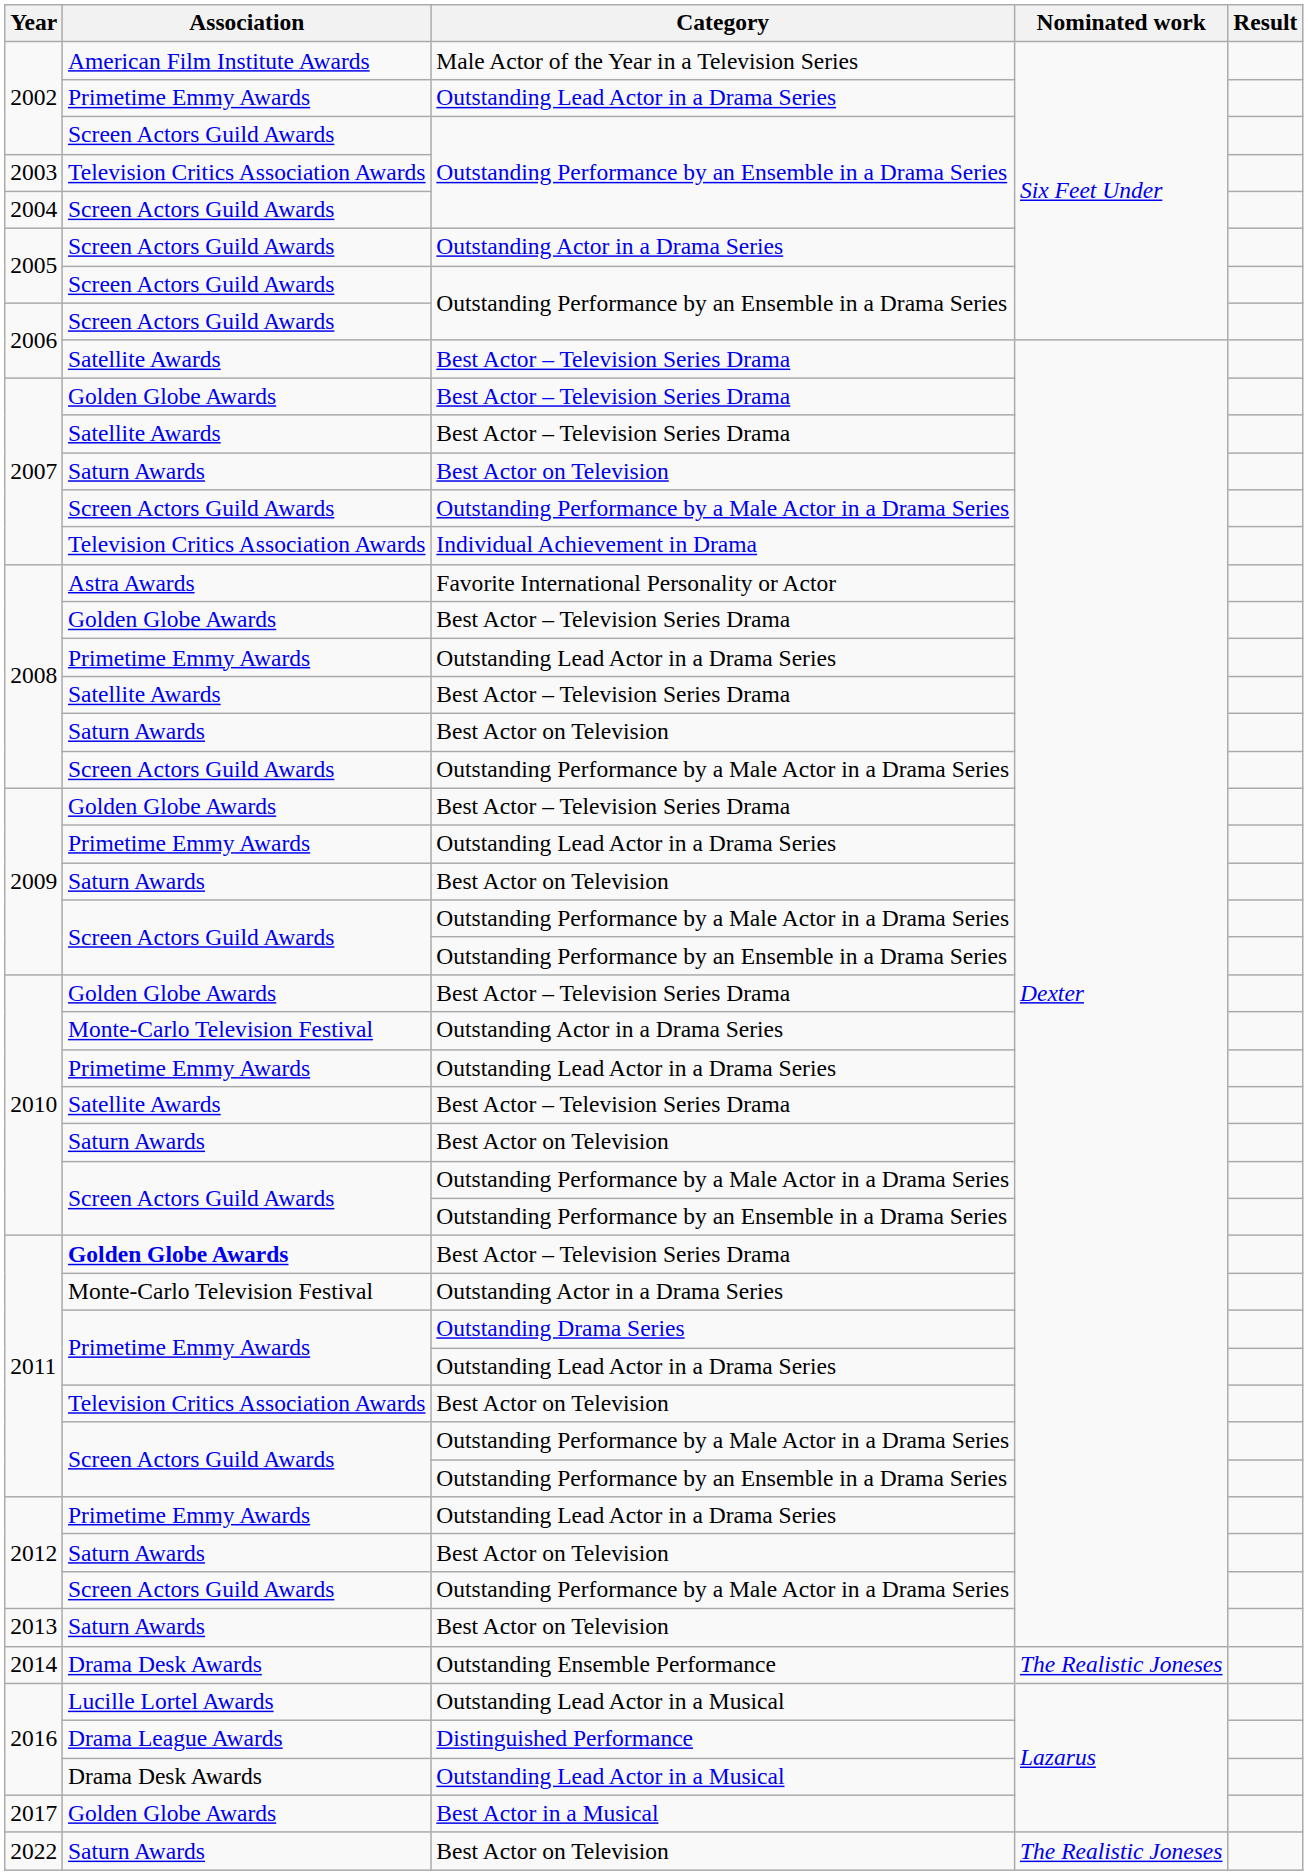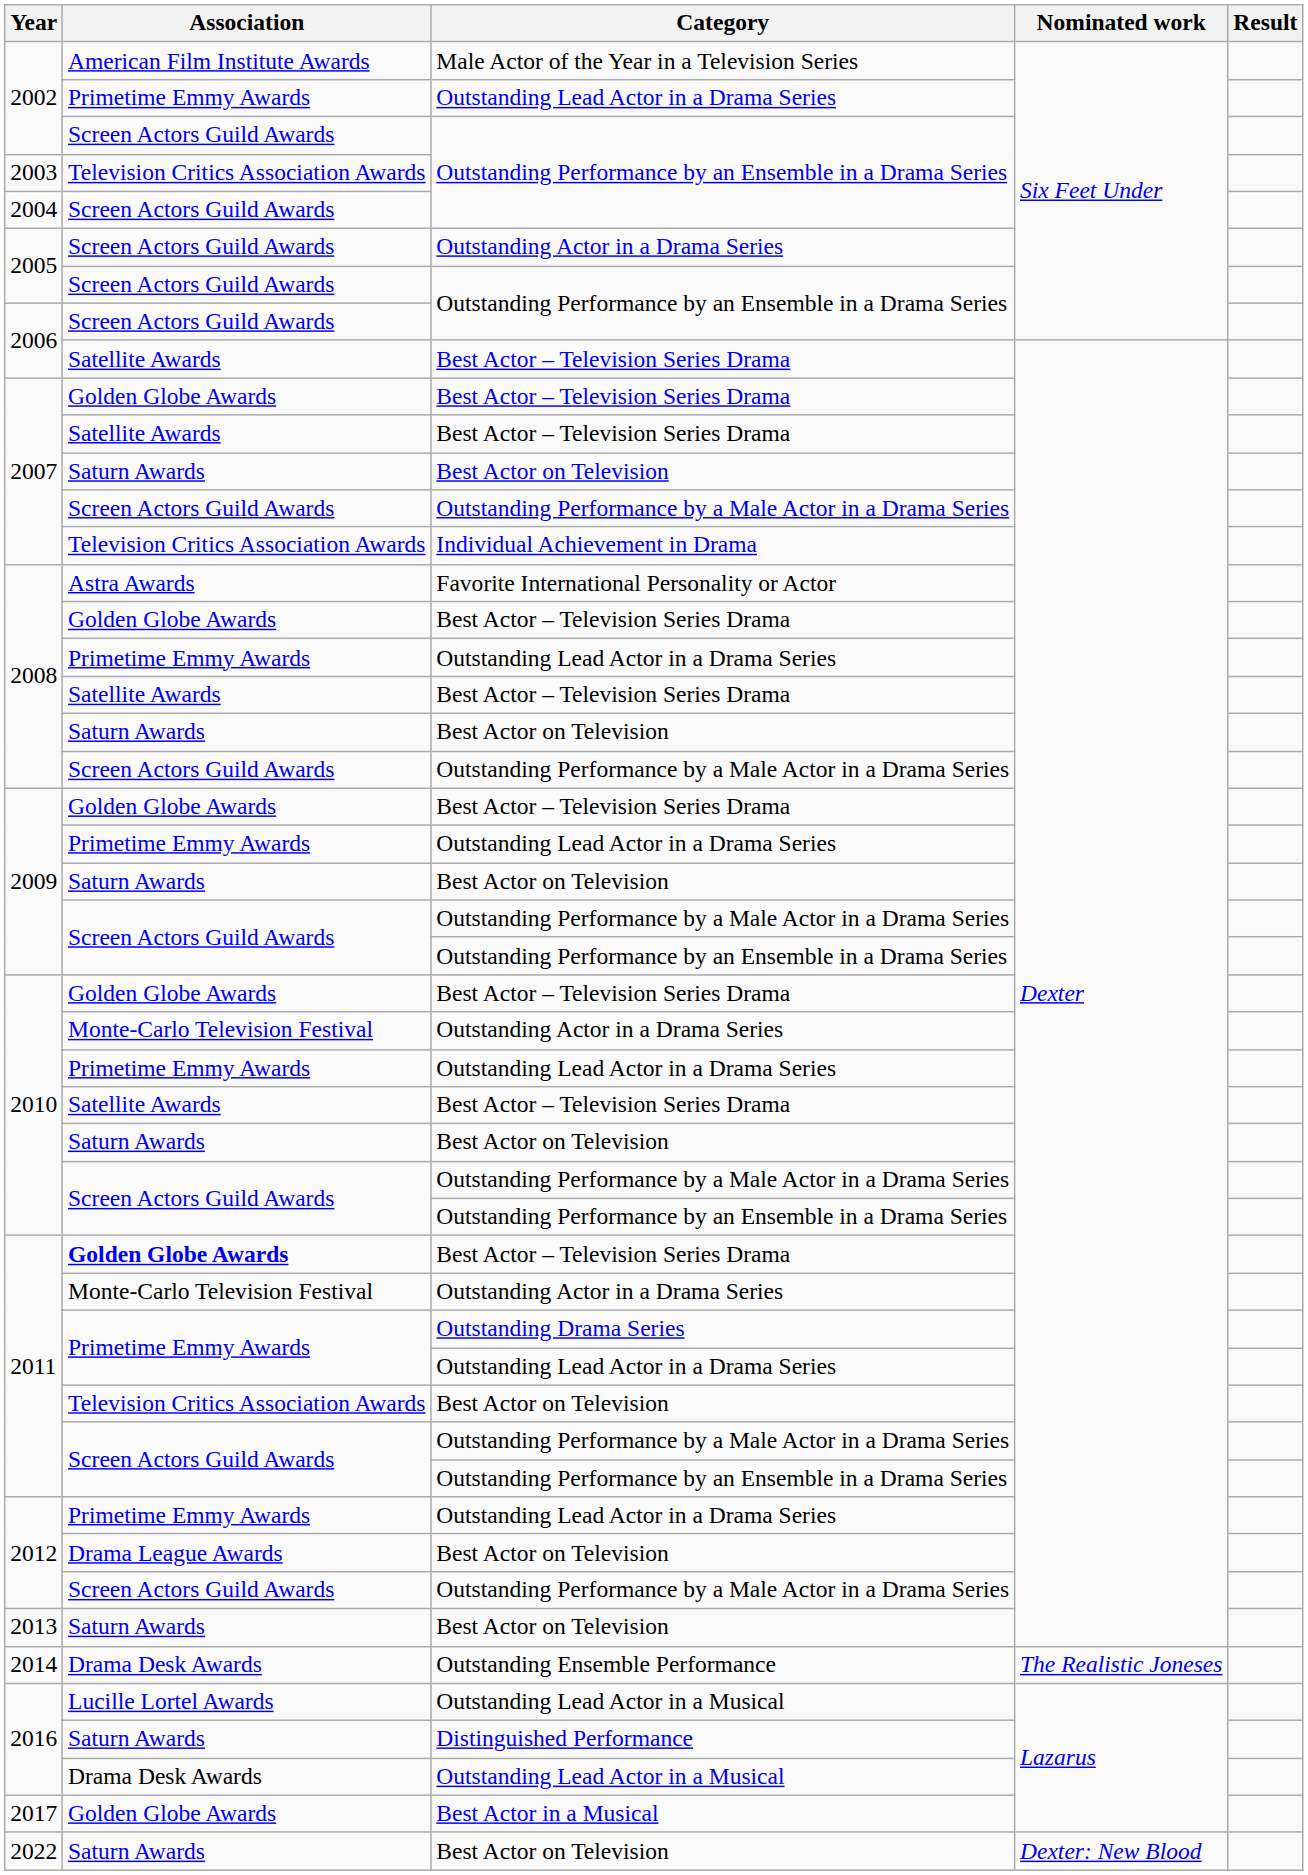(137, 1552) Saturn Awards -> (175, 1552) Drama League Awards
(175, 1739) Drama League Awards -> (137, 1739) Saturn Awards
(1121, 1850) The Realistic Joneses -> (1111, 1850) Dexter: New Blood
